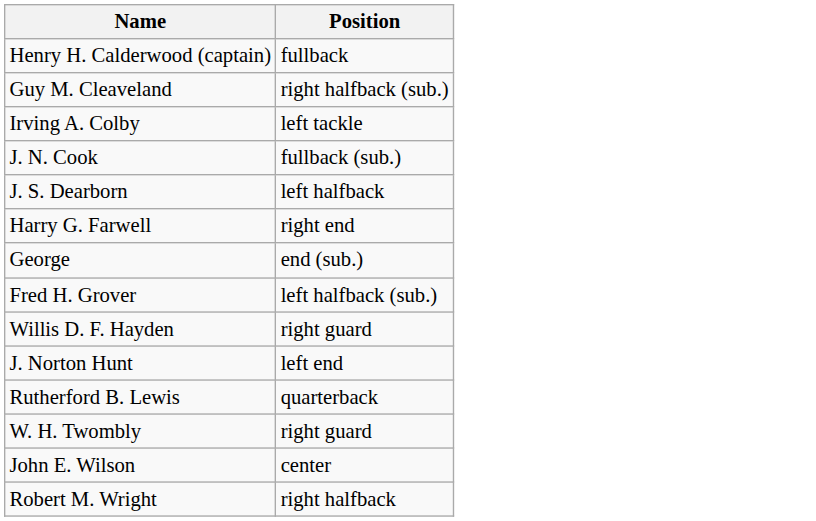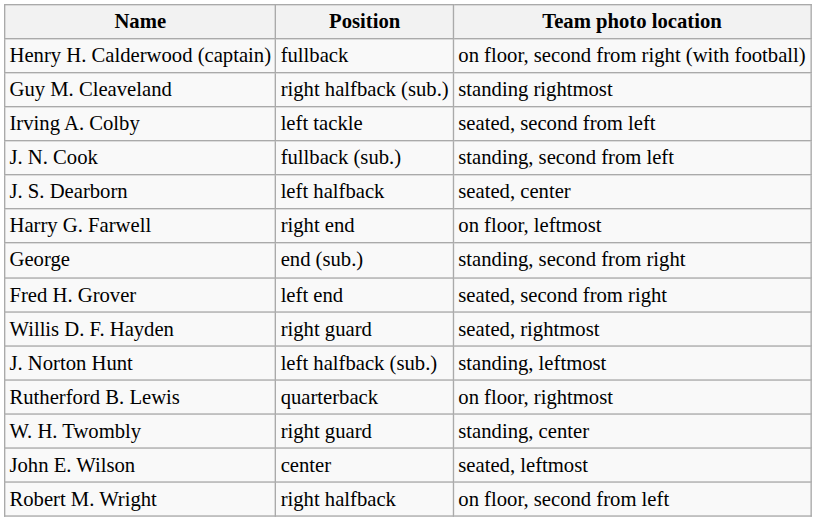+ column: (632, 21)
(359, 294) left halfback (sub.) -> (312, 294) left end
(312, 362) left end -> (359, 362) left halfback (sub.)
